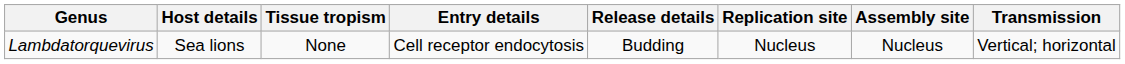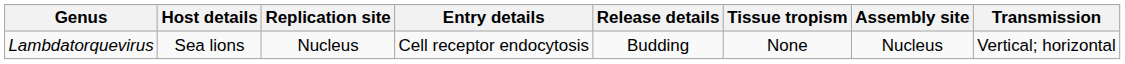columns swapped: (326, 17) <-> (785, 17)
